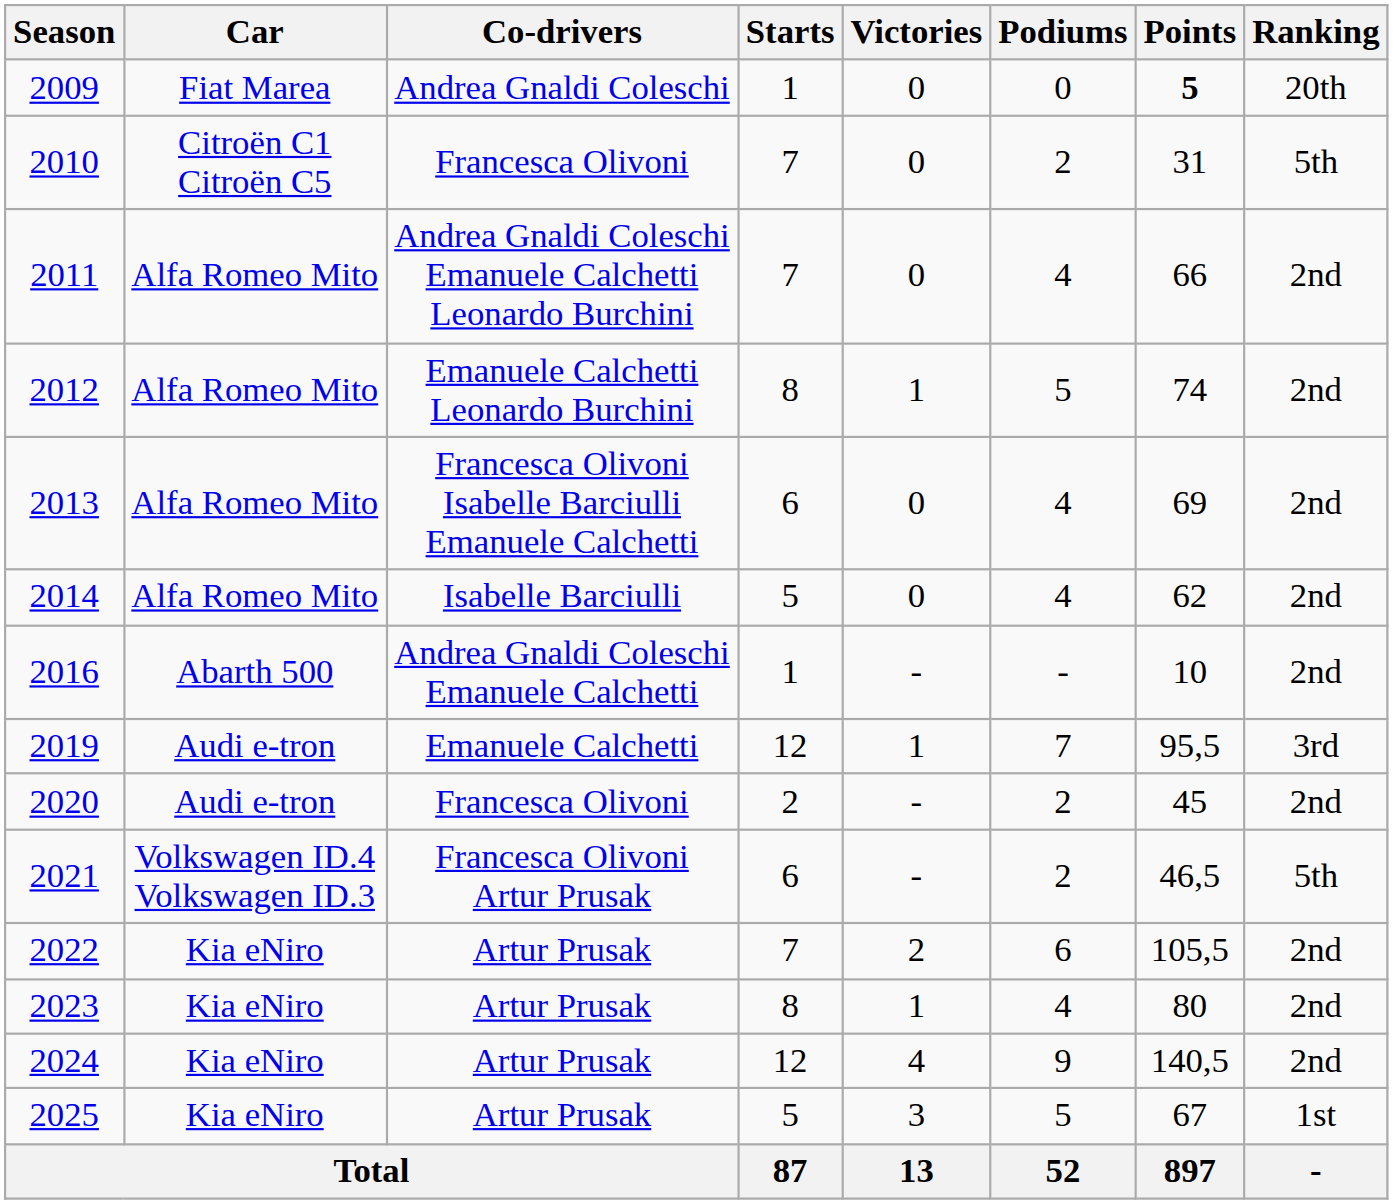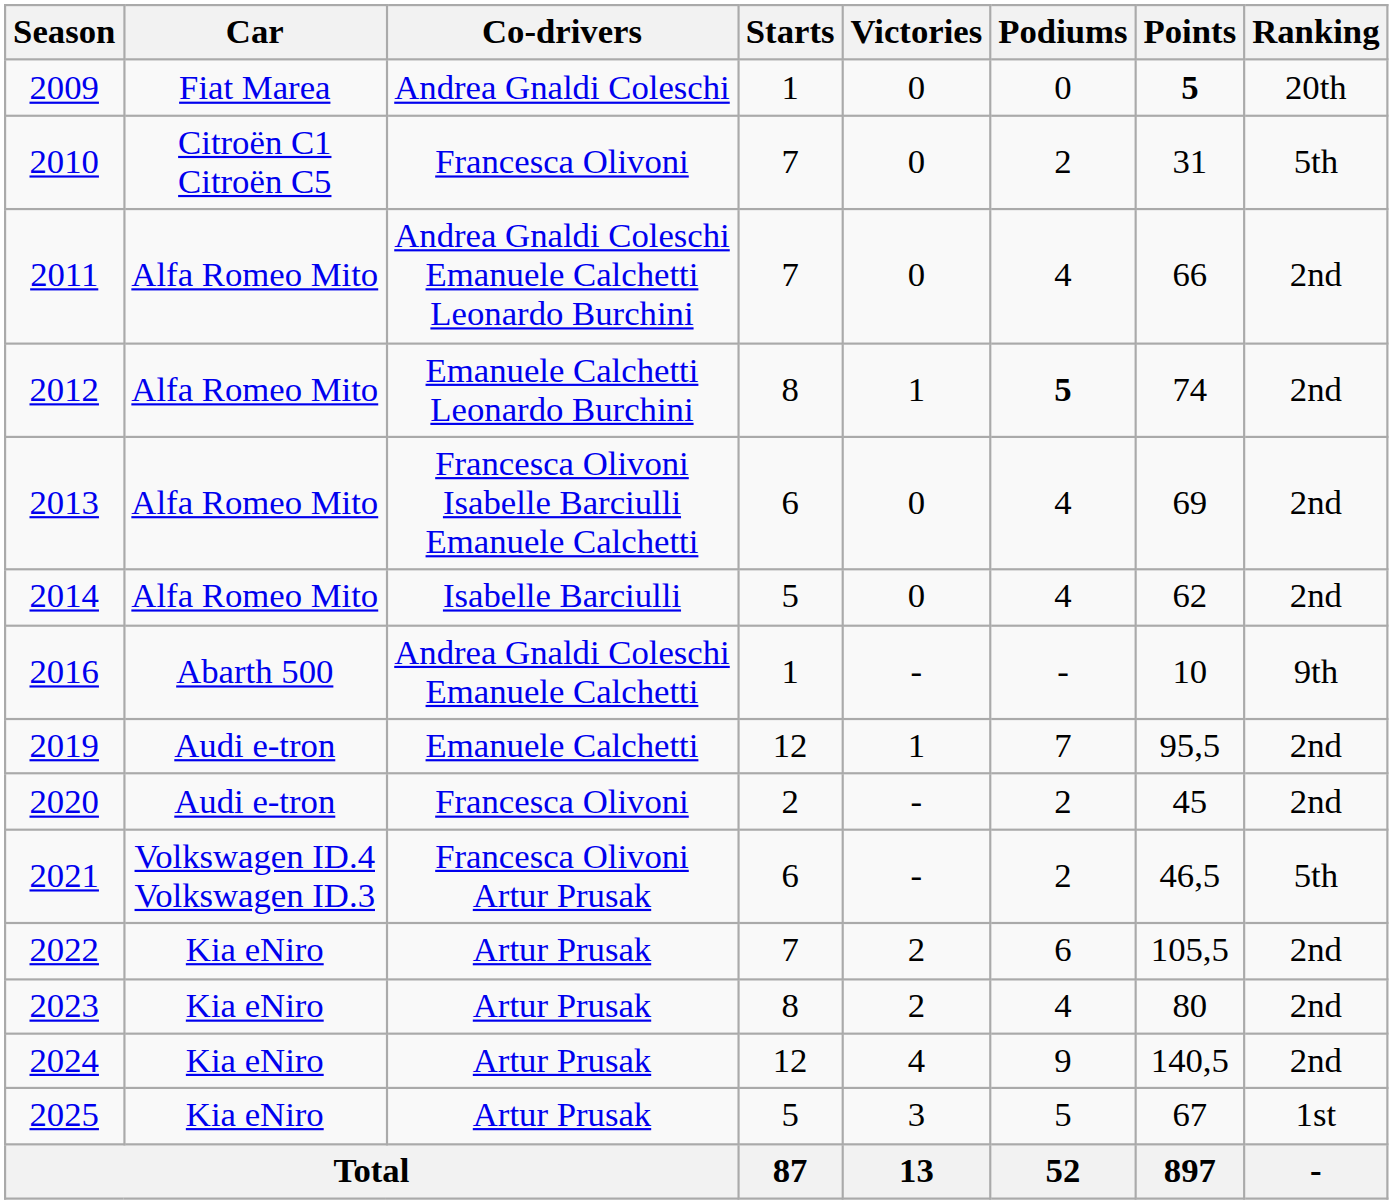(1063, 388) normal -> (1063, 388) bold
(1316, 671) 2nd -> (1316, 671) 9th
(1316, 745) 3rd -> (1316, 745) 2nd
(916, 1005) 1 -> (916, 1005) 2
